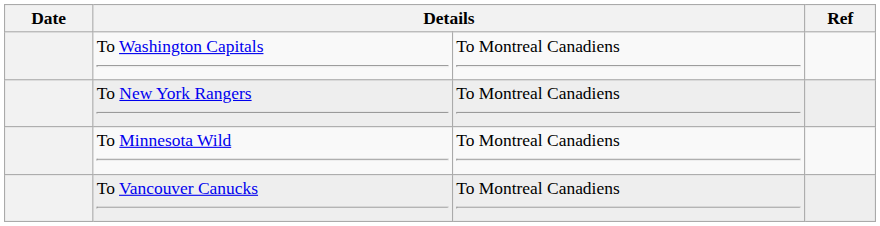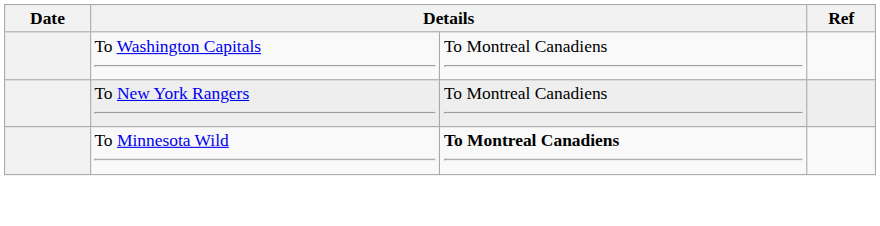(629, 146) normal -> (623, 146) bold
- row: (273, 193)
